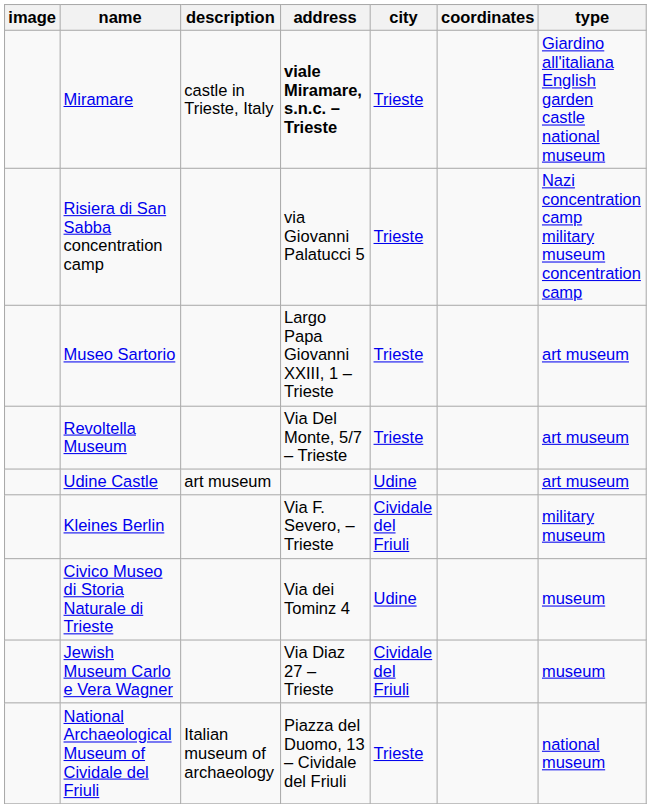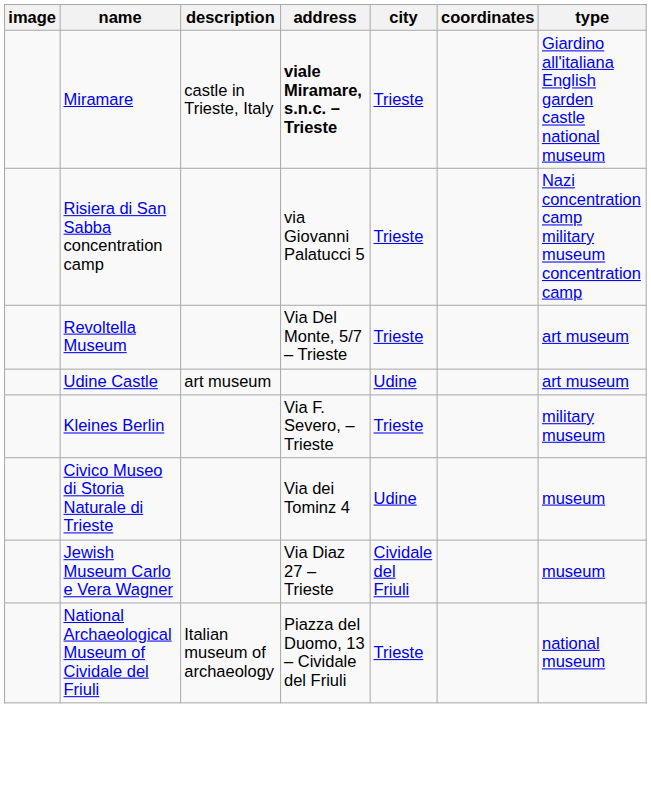- row: (119, 355)
(403, 526) Cividale del Friuli -> (398, 426) Trieste
